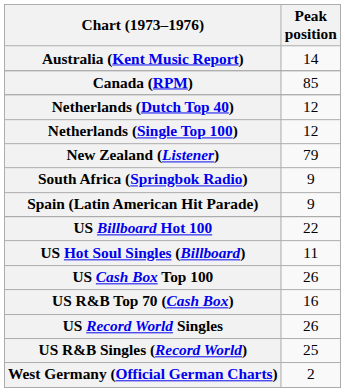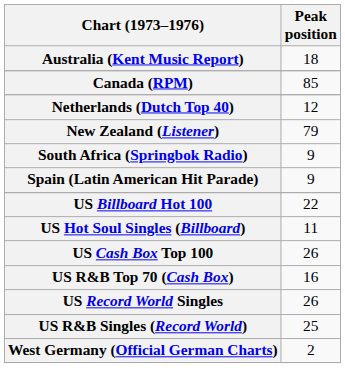(311, 58) 14 -> (311, 58) 18
- row: (143, 131)
